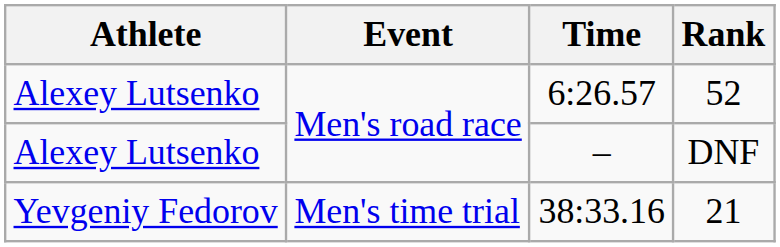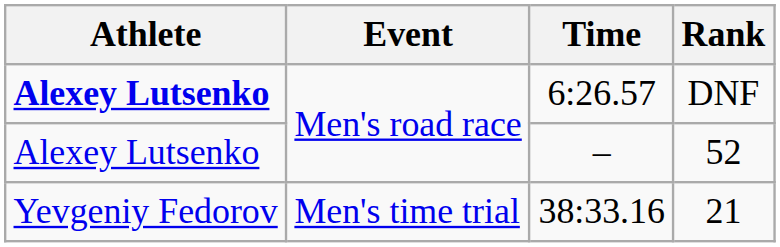(136, 93) normal -> (141, 93) bold
(723, 93) 52 -> (723, 93) DNF
(723, 152) DNF -> (723, 152) 52
